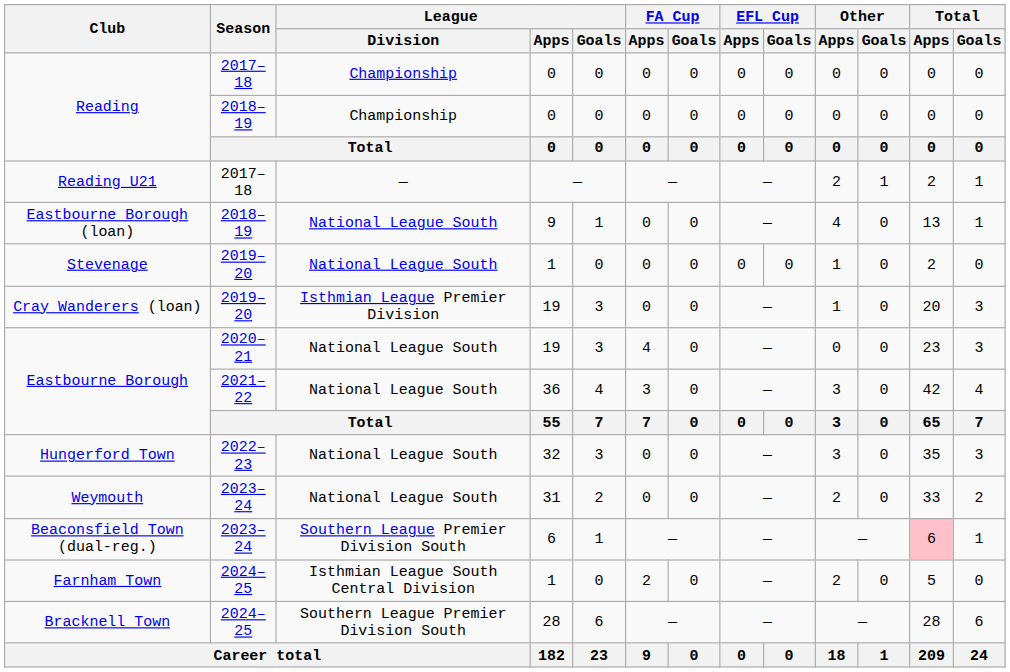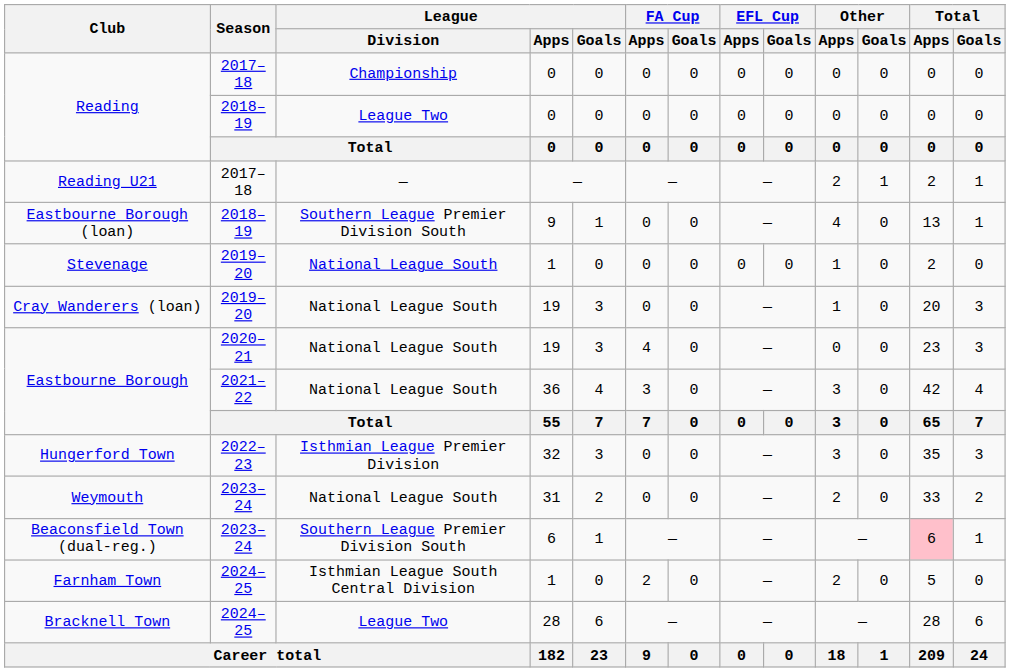(403, 116) Championship -> (403, 116) League Two
(403, 223) National League South -> (403, 223) Southern League Premier Division South
(403, 307) Isthmian League Premier Division -> (403, 307) National League South
(403, 456) National League South -> (403, 456) Isthmian League Premier Division
(403, 622) Southern League Premier Division South -> (403, 622) League Two
